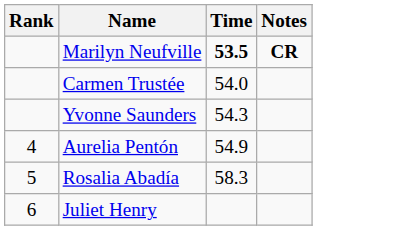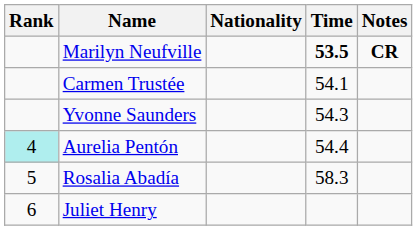+ column: (256, 20)
(231, 83) 54.0 -> (332, 83) 54.1
(31, 146) no background -> (31, 146) paleturquoise background
(231, 146) 54.9 -> (332, 146) 54.4
